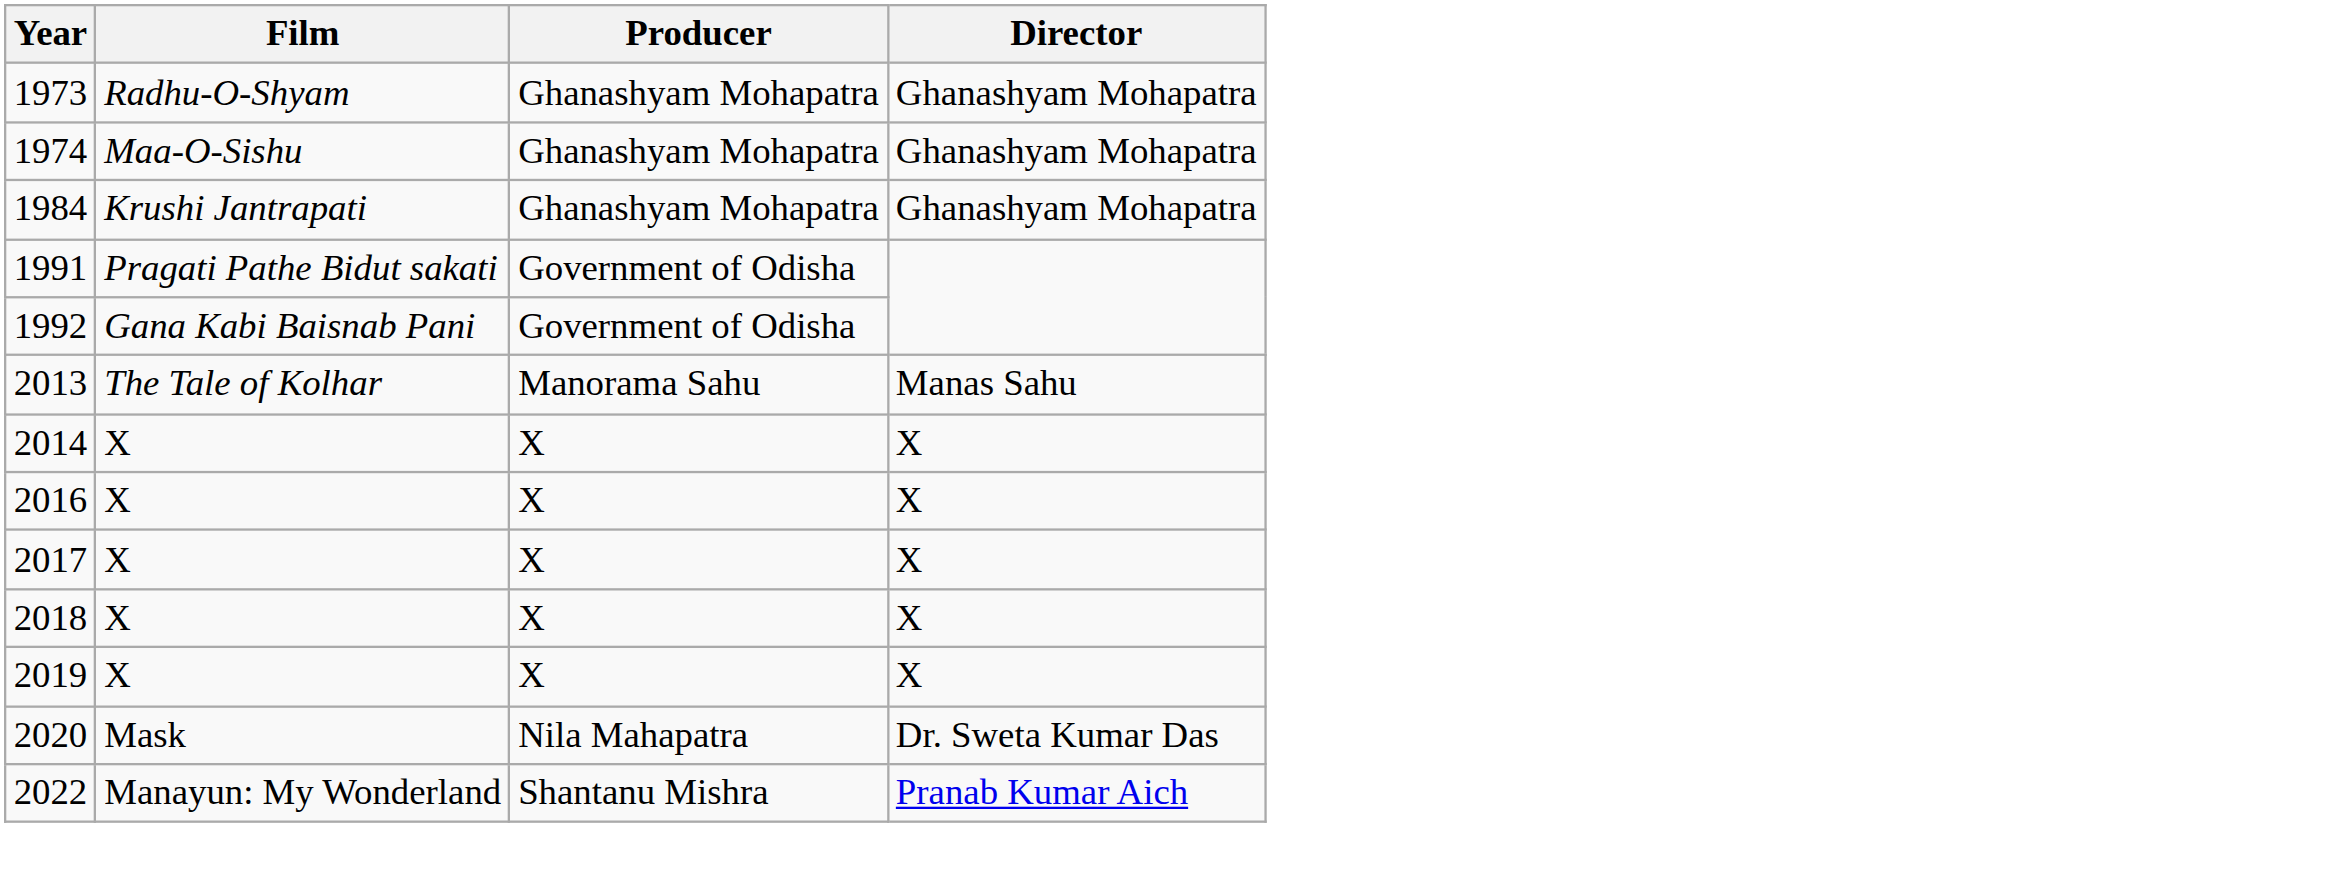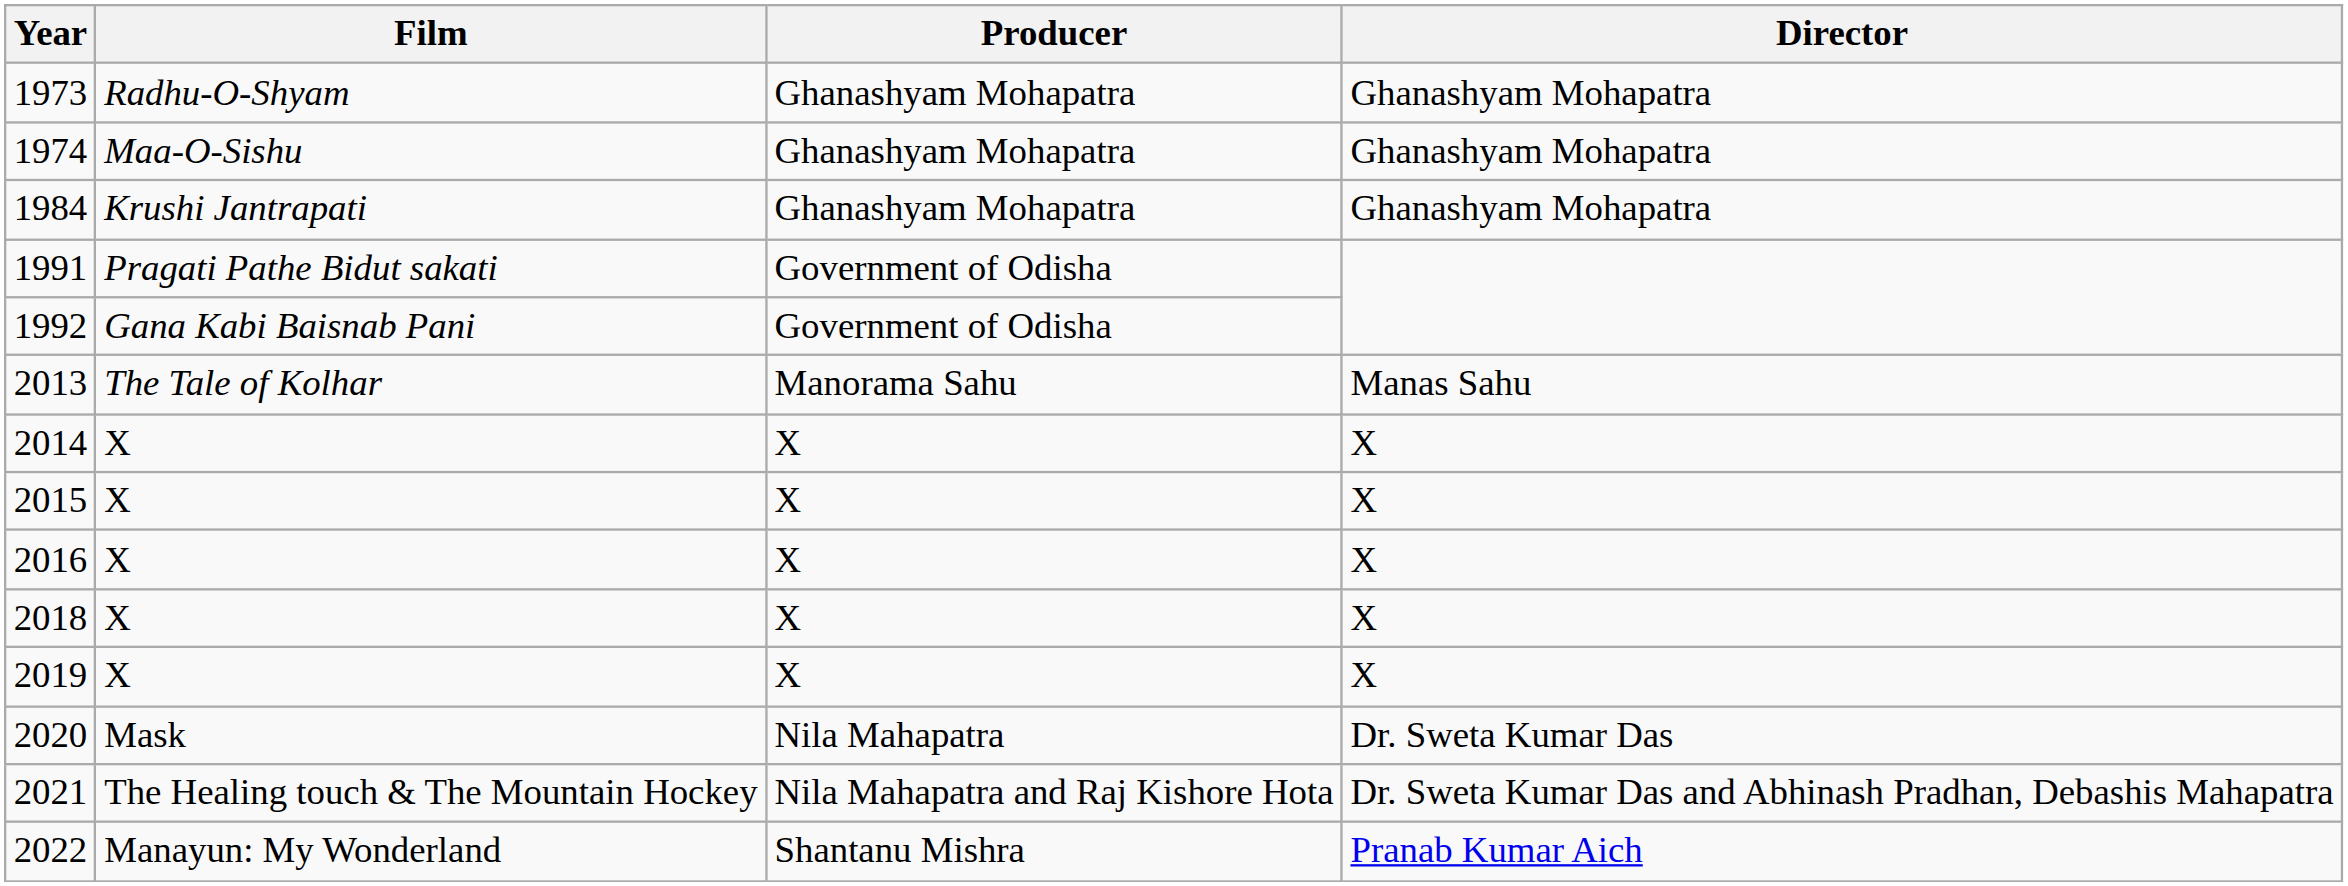+ row: (50, 500)
- row: (50, 558)
+ row: (50, 792)
